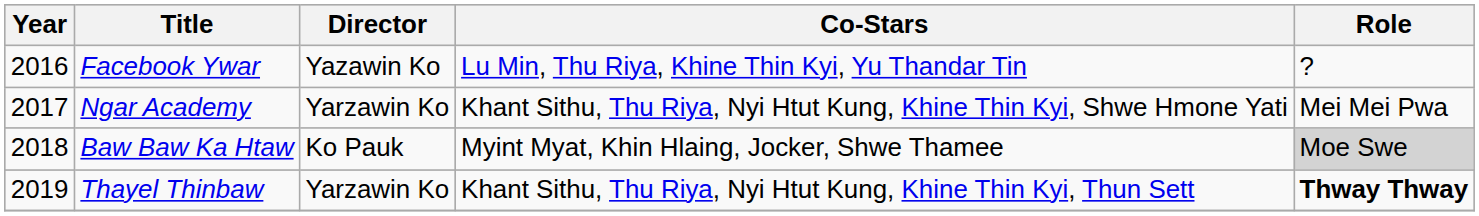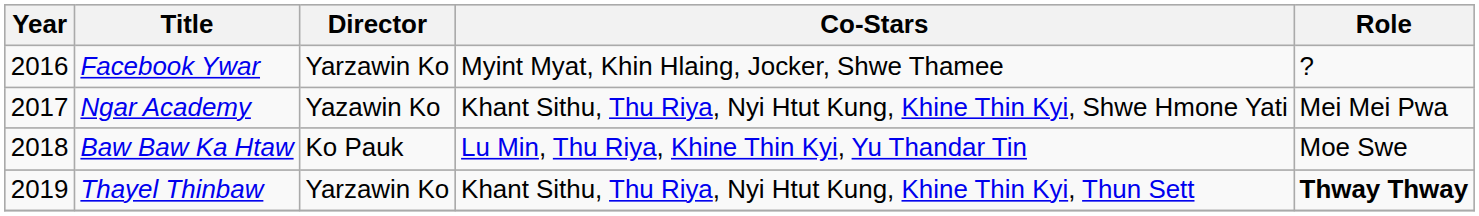(373, 66) Yazawin Ko -> (377, 66) Yarzawin Ko
(744, 66) Lu Min, Thu Riya, Khine Thin Kyi, Yu Thandar Tin -> (732, 66) Myint Myat, Khin Hlaing, Jocker, Shwe Thamee
(377, 107) Yarzawin Ko -> (373, 107) Yazawin Ko
(732, 148) Myint Myat, Khin Hlaing, Jocker, Shwe Thamee -> (744, 148) Lu Min, Thu Riya, Khine Thin Kyi, Yu Thandar Tin
(1354, 148) lightgrey background -> (1354, 148) no background
